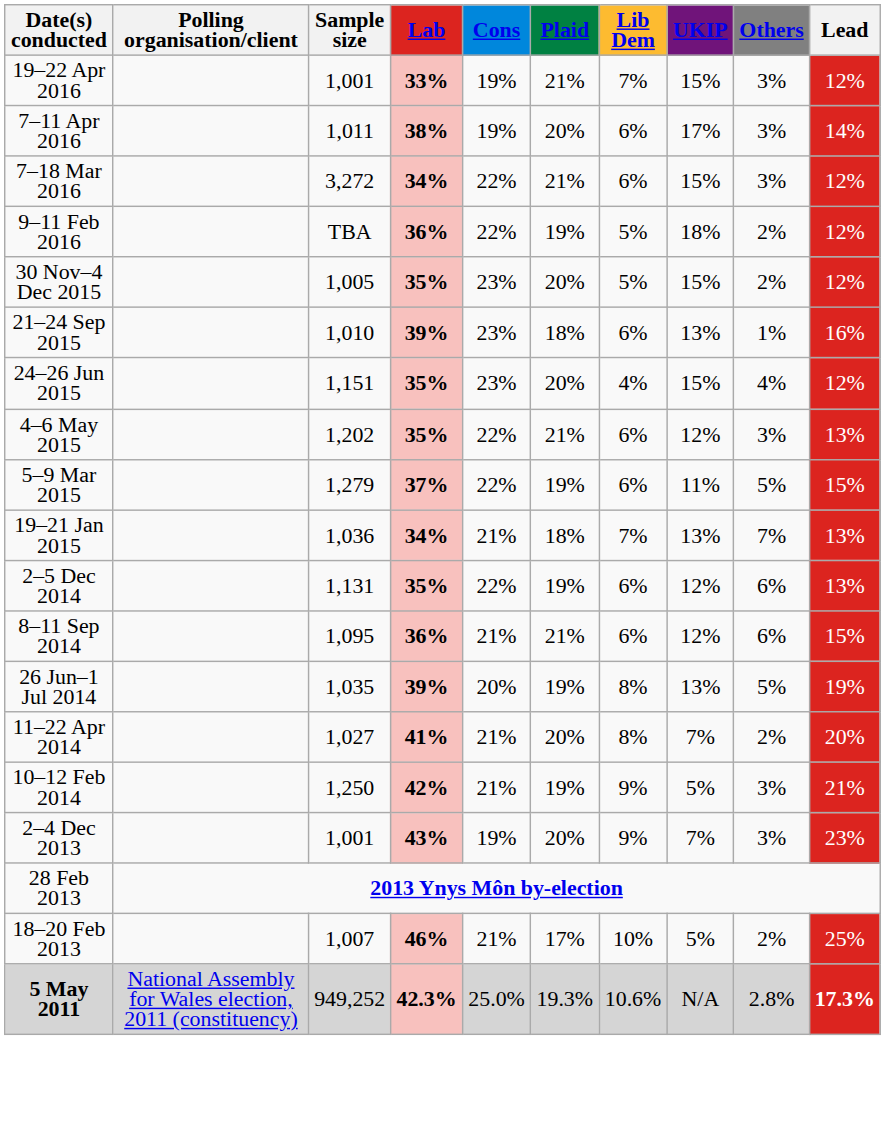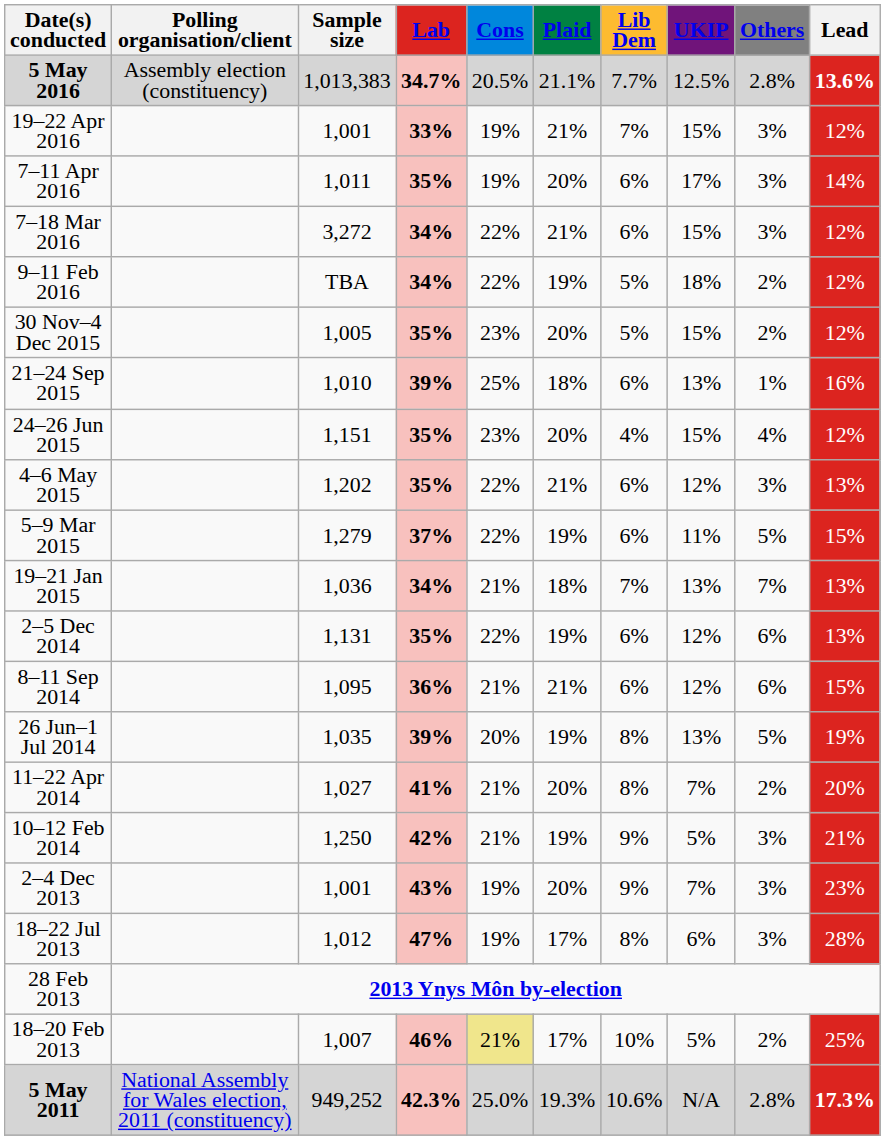+ row: (58, 80)
(427, 130) 38% -> (431, 181) 35%
(427, 231) 36% -> (431, 282) 34%
(497, 332) 23% -> (500, 383) 25%
+ row: (58, 938)
(497, 938) no background -> (500, 1039) khaki background
